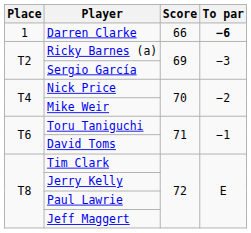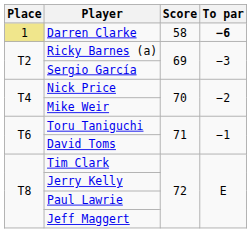(24, 32) no background -> (24, 32) khaki background
(180, 32) 66 -> (180, 32) 58
